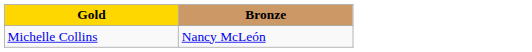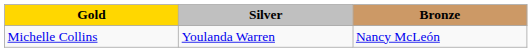+ column: (266, 15)
